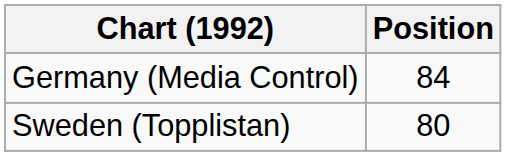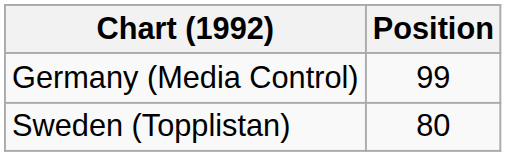(433, 77) 84 -> (433, 77) 99
